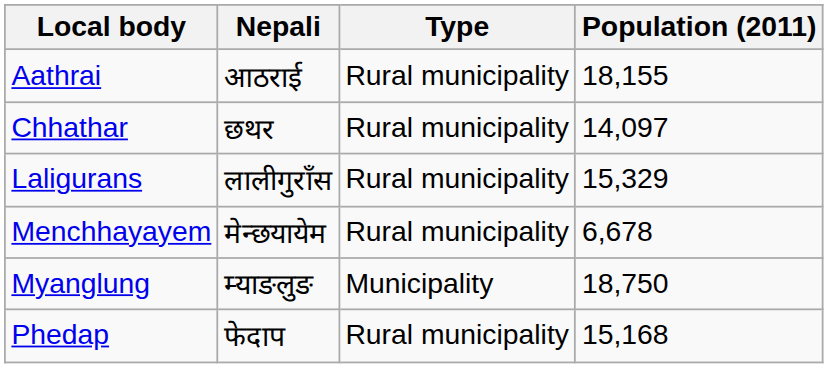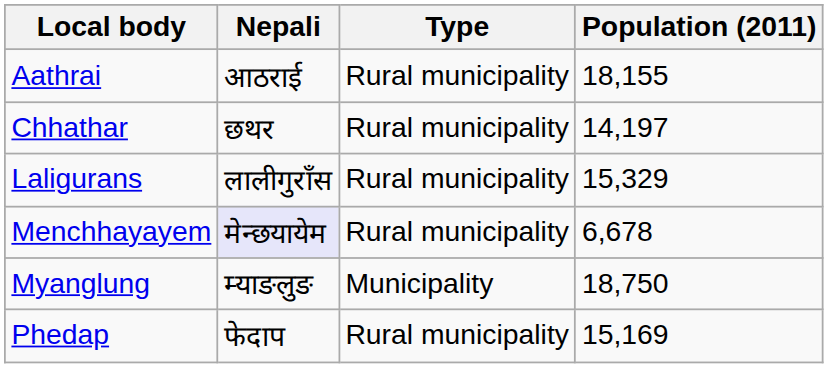(625, 127) 14,097 -> (625, 127) 14,197
(276, 233) no background -> (276, 233) lavender background
(625, 335) 15,168 -> (625, 335) 15,169
